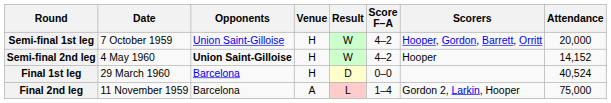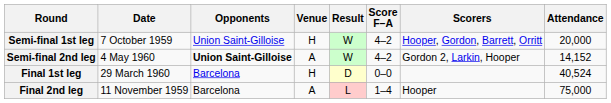(312, 57) H -> (312, 57) A
(419, 57) Hooper -> (461, 57) Gordon 2, Larkin, Hooper
(461, 90) Gordon 2, Larkin, Hooper -> (419, 90) Hooper
